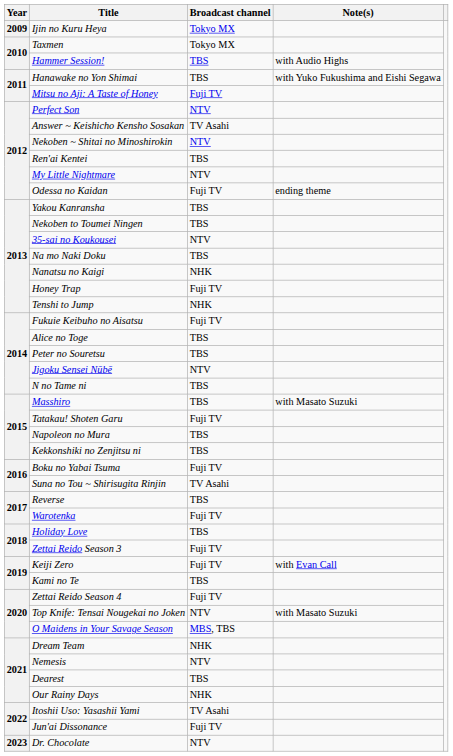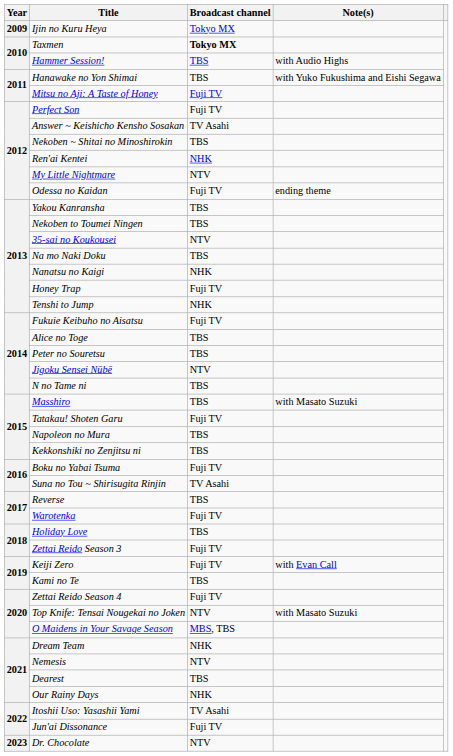(212, 45) normal -> (213, 45) bold
(200, 110) NTV -> (206, 110) Fuji TV
(200, 142) NTV -> (199, 142) TBS
(199, 158) TBS -> (201, 158) NHK
